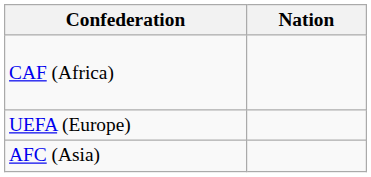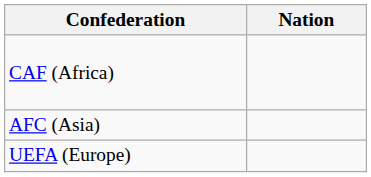rows swapped: (55, 155) <-> (70, 124)
